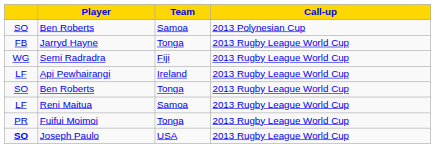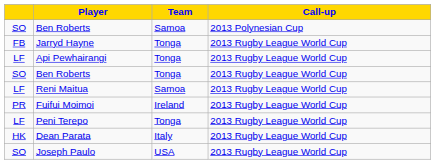- row: (73, 58)
(172, 74) Ireland -> (168, 58) Tonga
(170, 120) Tonga -> (169, 105) Ireland
+ row: (62, 120)
+ row: (63, 136)
(21, 136) bold -> (19, 151) normal
